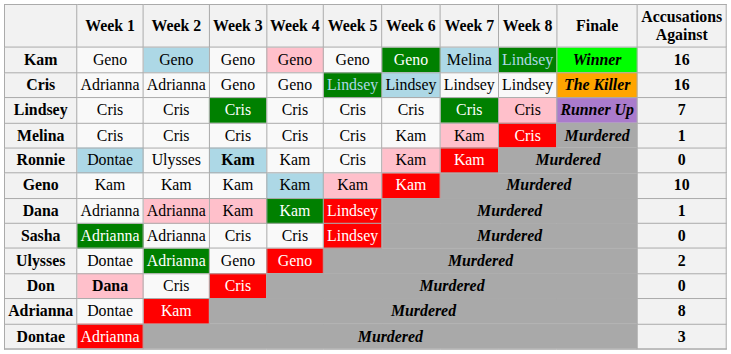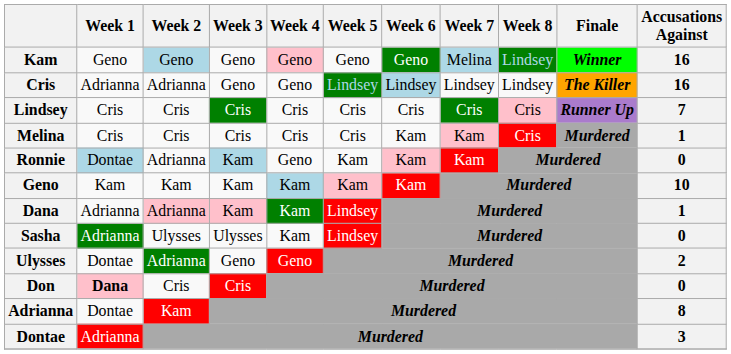(176, 160) Ulysses -> (176, 160) Adrianna
(238, 160) bold -> (238, 160) normal
(295, 160) Kam -> (295, 160) Geno
(353, 160) Cris -> (353, 160) Kam
(176, 235) Adrianna -> (176, 235) Ulysses
(238, 235) Cris -> (238, 235) Ulysses
(295, 235) Cris -> (295, 235) Kam
